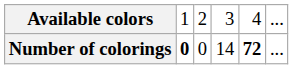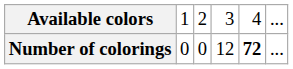(185, 48) bold -> (185, 48) normal
(225, 48) 14 -> (225, 48) 12
